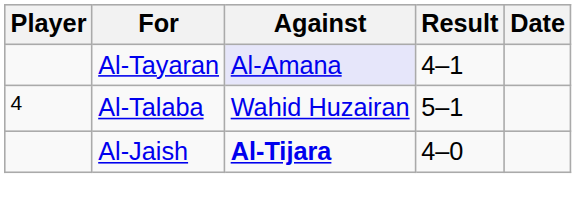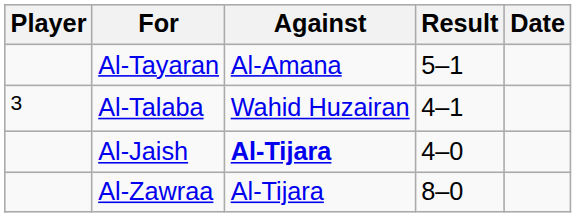(286, 64) lavender background -> (286, 64) no background
(442, 64) 4–1 -> (442, 64) 5–1
(16, 103) 4 -> (16, 103) 3
(442, 108) 5–1 -> (442, 108) 4–1
+ row: (156, 191)
